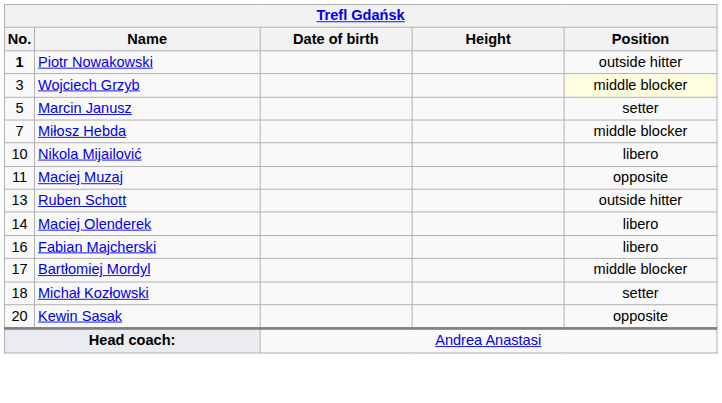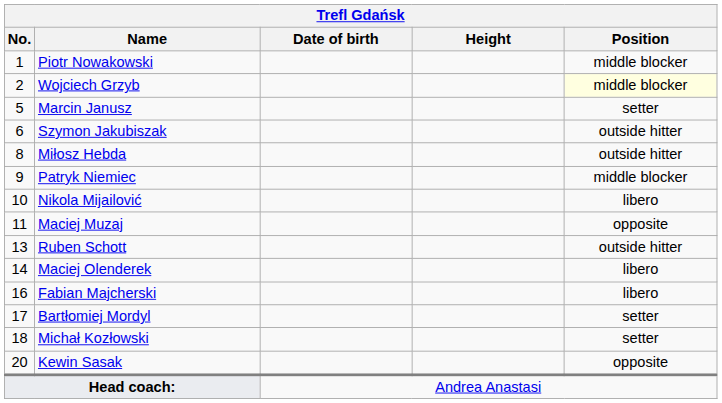(20, 62) bold -> (20, 62) normal
(641, 62) outside hitter -> (641, 62) middle blocker
(20, 85) 3 -> (20, 85) 2
+ row: (102, 131)
(20, 131) 7 -> (20, 154) 8
(641, 131) middle blocker -> (641, 154) outside hitter
+ row: (87, 177)
(641, 270) middle blocker -> (641, 316) setter
